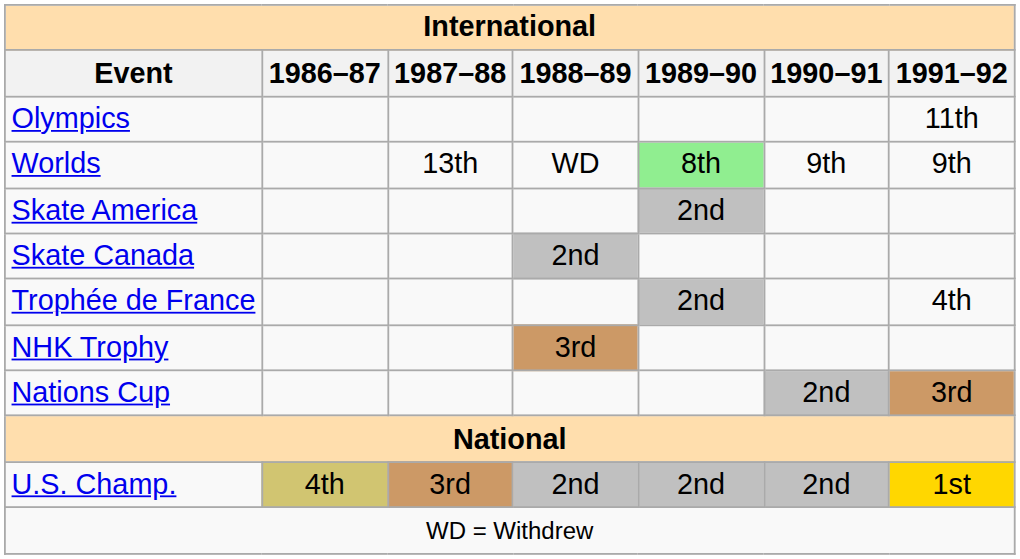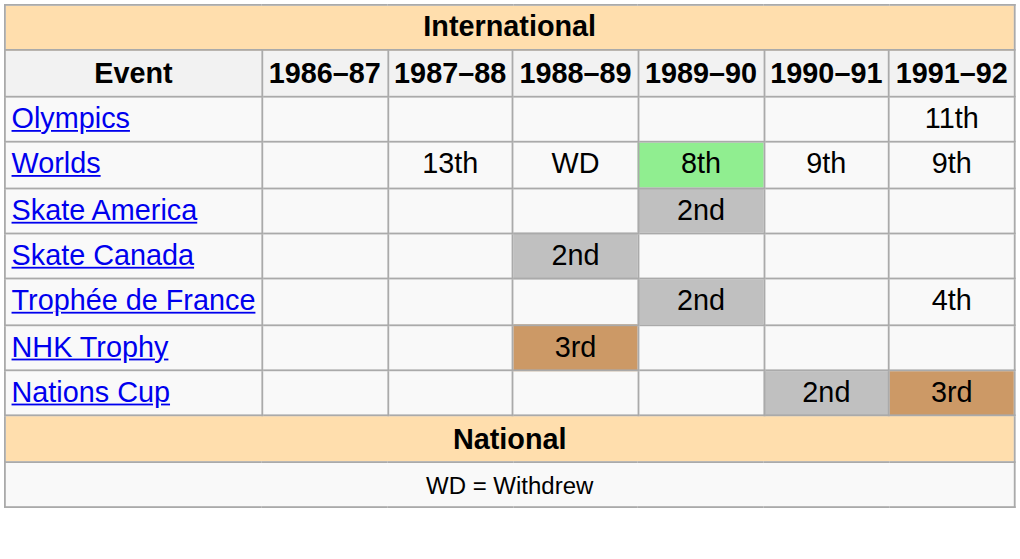- row: (94, 484)
